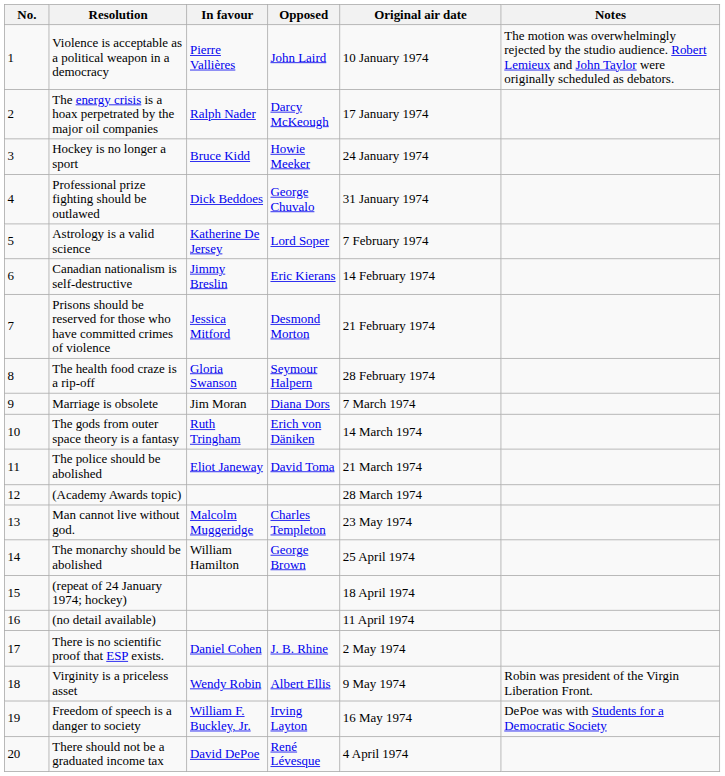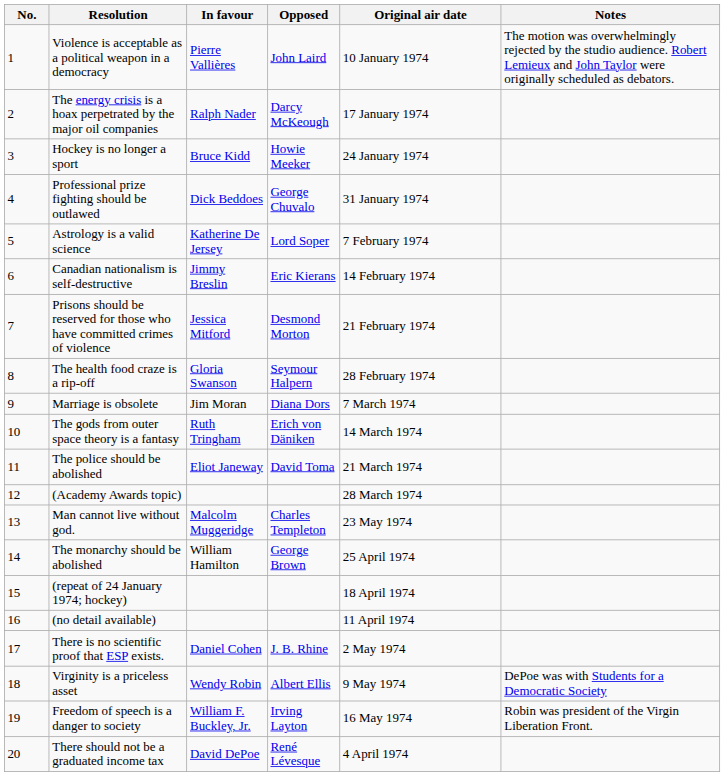(592, 683) Robin was president of the Virgin Liberation Front. -> (584, 683) DePoe was with Students for a Democratic Society
(584, 718) DePoe was with Students for a Democratic Society -> (592, 718) Robin was president of the Virgin Liberation Front.
